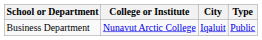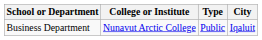columns swapped: (213, 12) <-> (243, 12)
